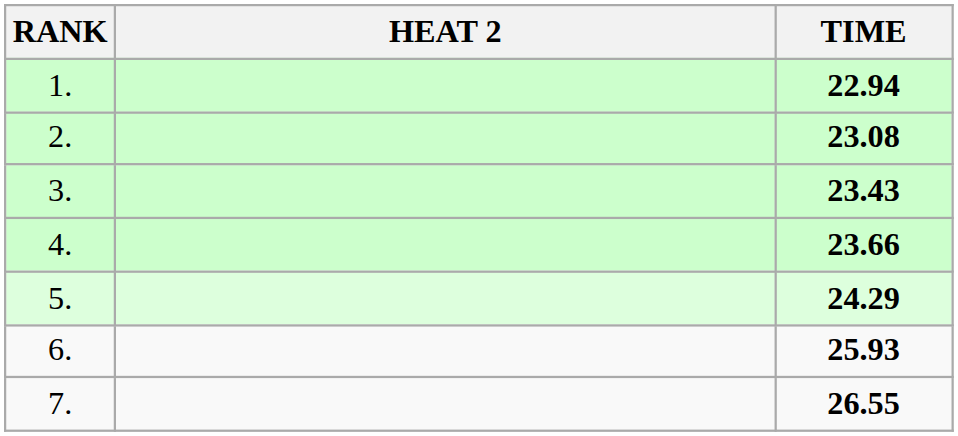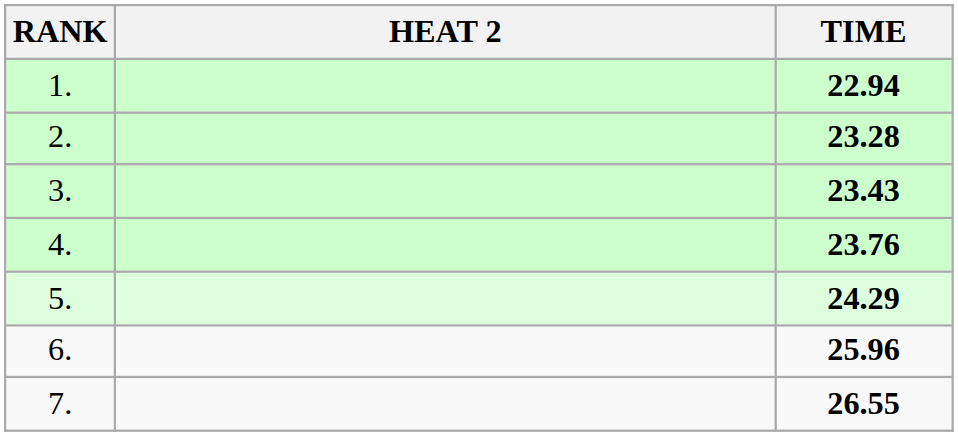(864, 137) 23.08 -> (864, 137) 23.28
(864, 244) 23.66 -> (864, 244) 23.76
(864, 350) 25.93 -> (864, 350) 25.96
